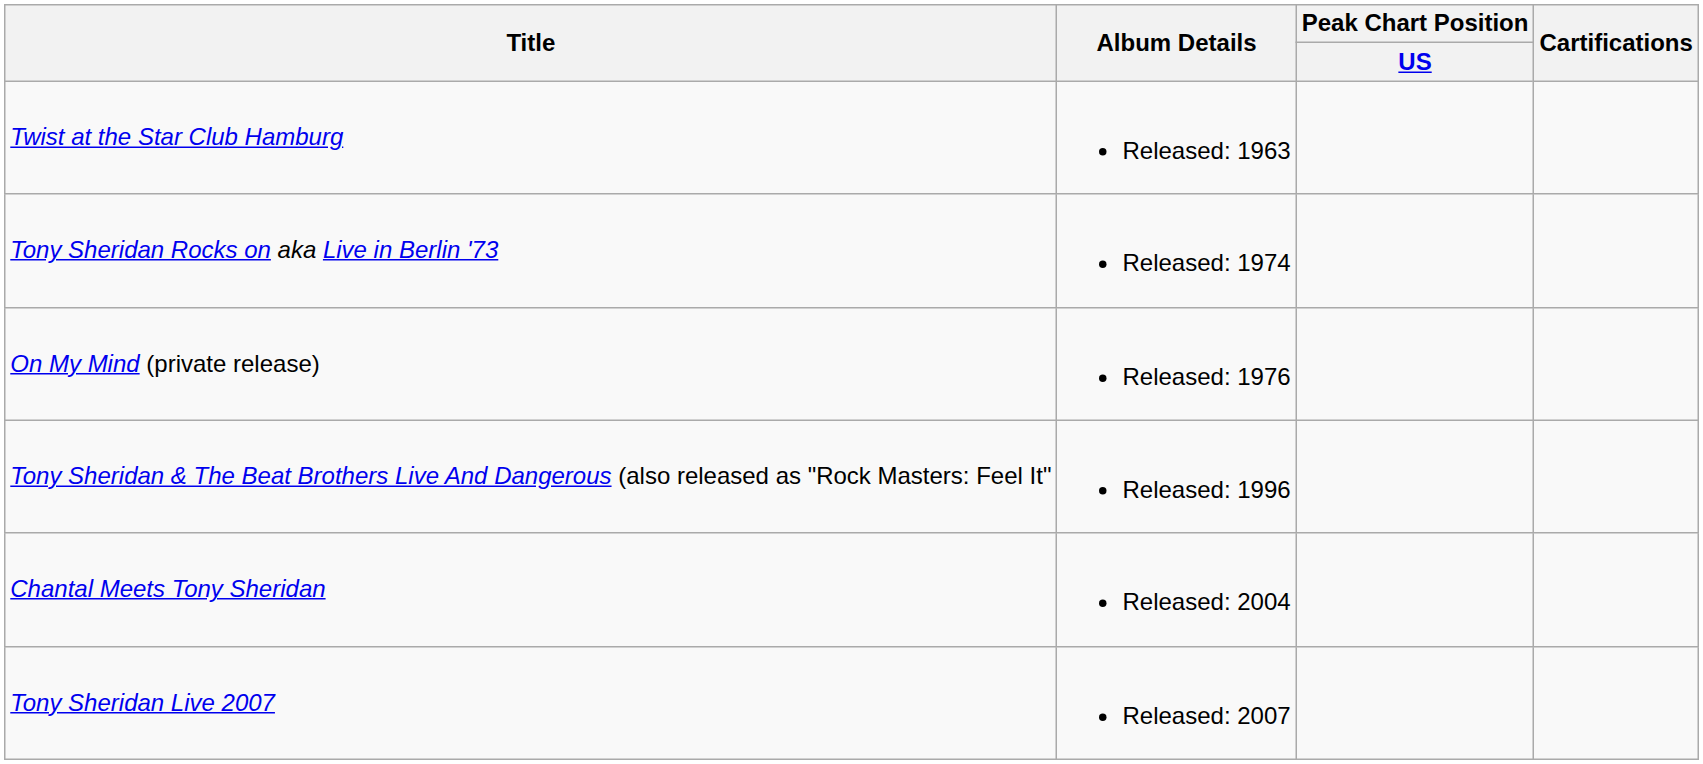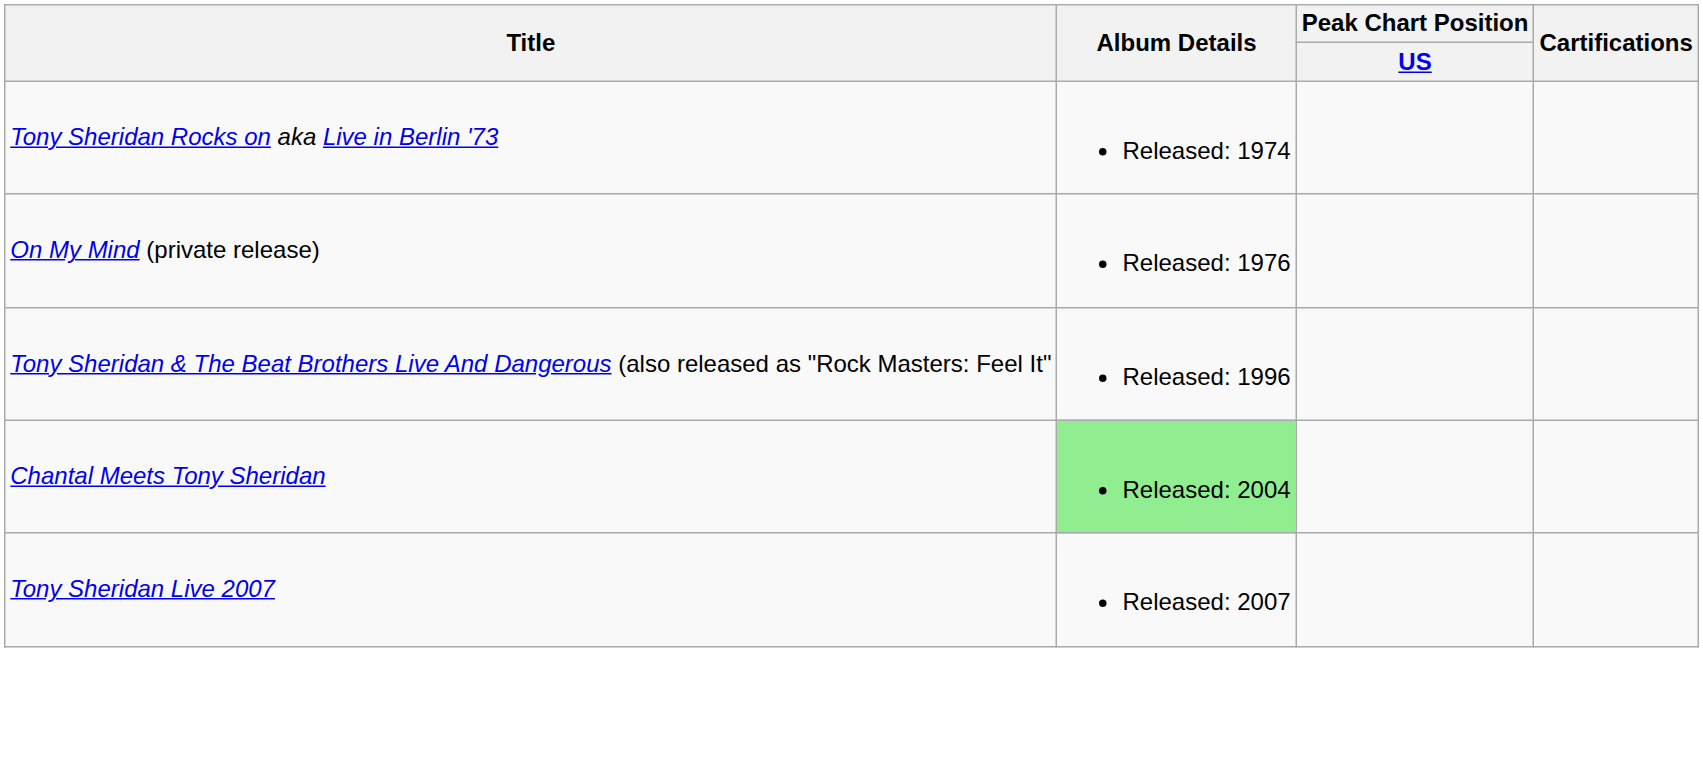- row: (177, 137)
(1177, 603) no background -> (1177, 490) lightgreen background
